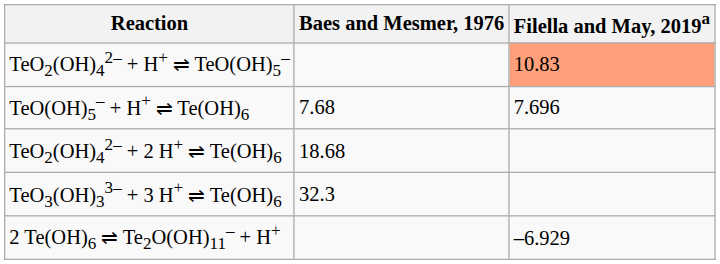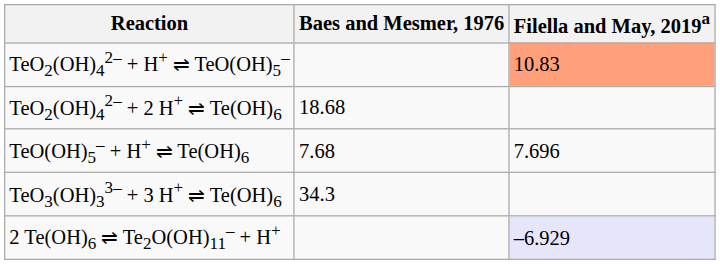rows swapped: (129, 107) <-> (146, 150)
(317, 194) 32.3 -> (317, 194) 34.3
(542, 237) no background -> (542, 237) lavender background
